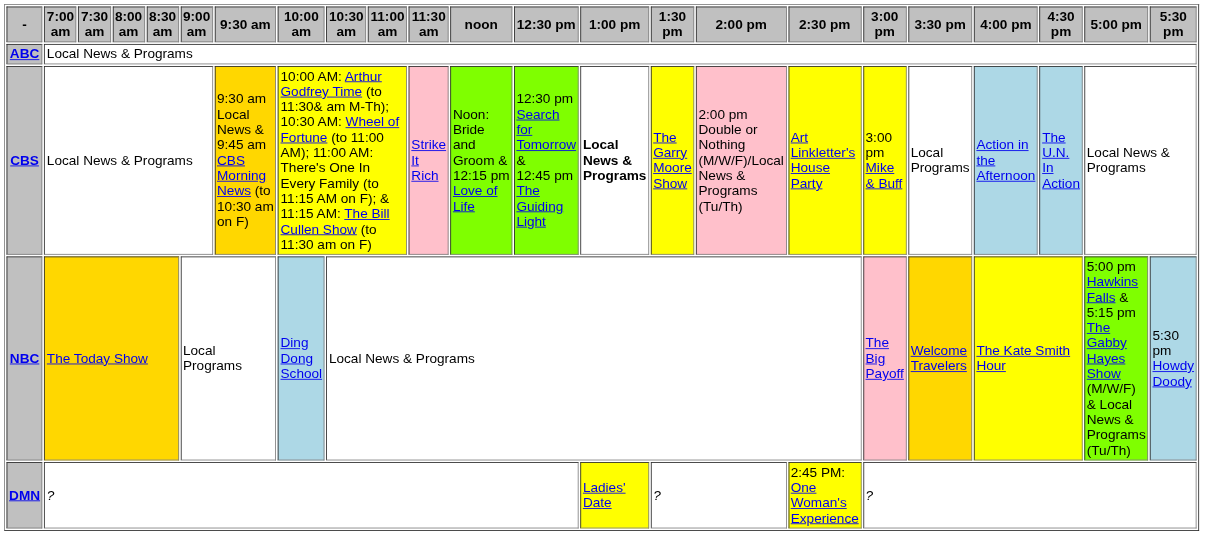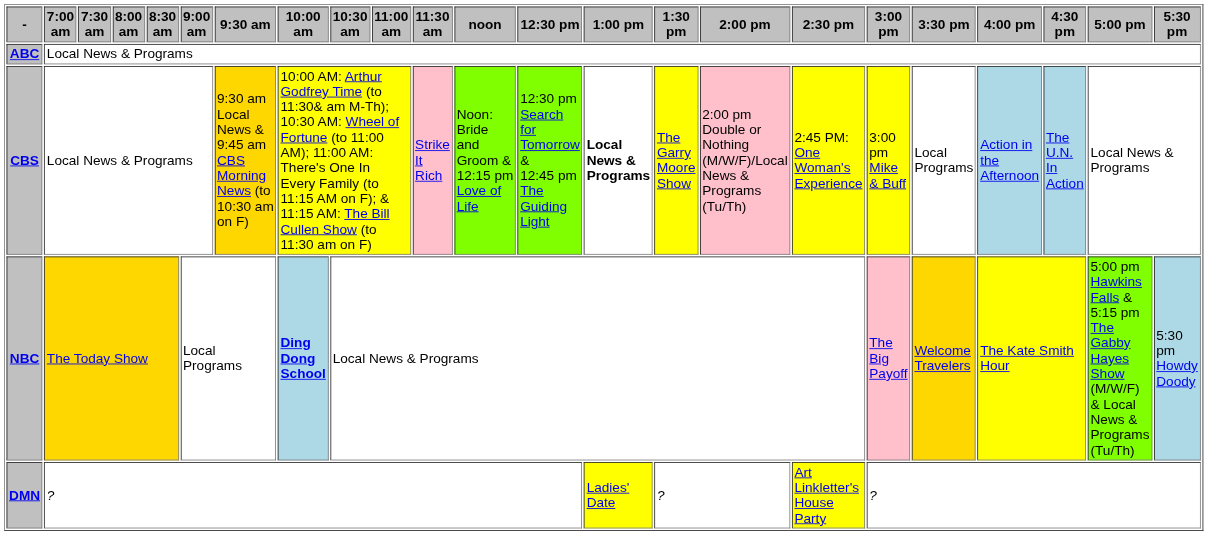(823, 160) Art Linkletter's House Party -> (828, 160) 2:45 PM: One Woman's Experience
(301, 358) normal -> (303, 358) bold
(825, 495) 2:45 PM: One Woman's Experience -> (827, 495) Art Linkletter's House Party
